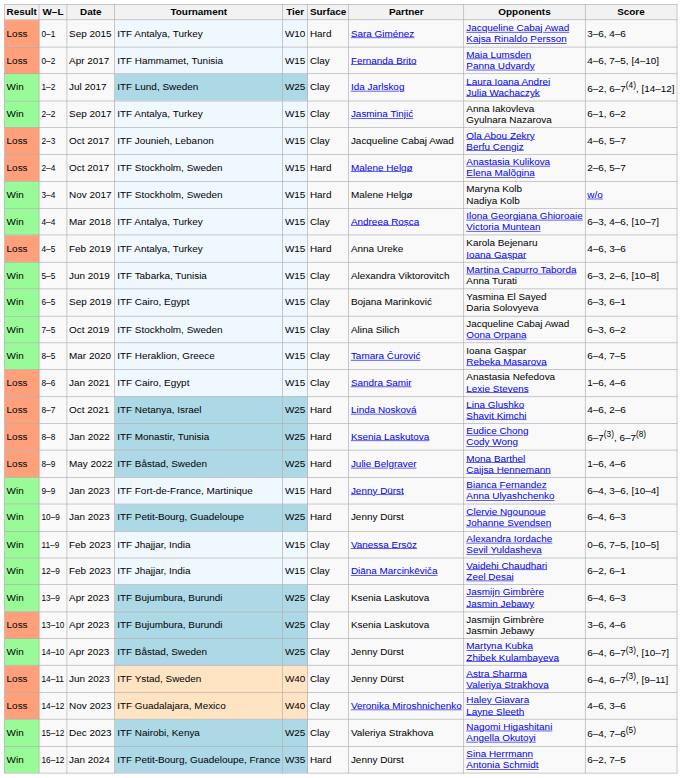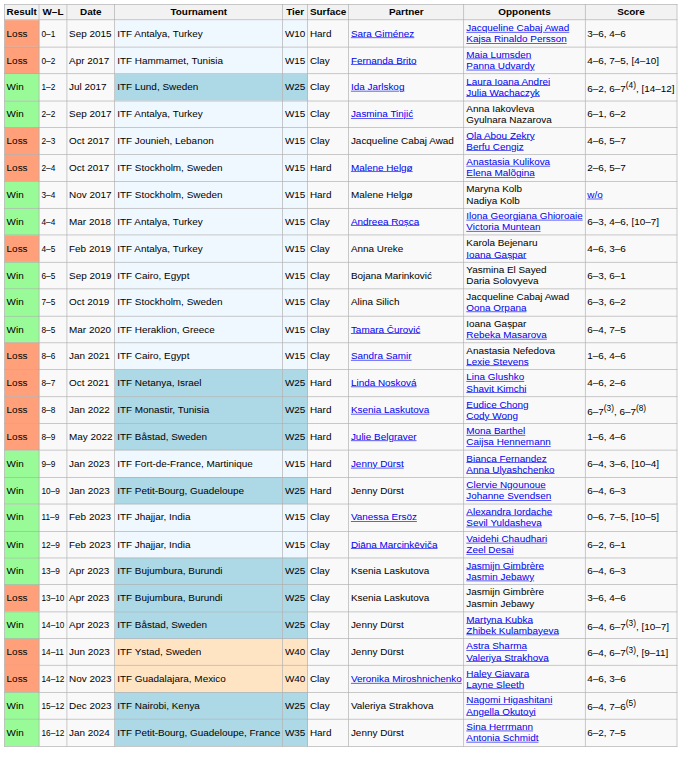(321, 248) Hard -> (320, 248) Clay
- row: (48, 276)
